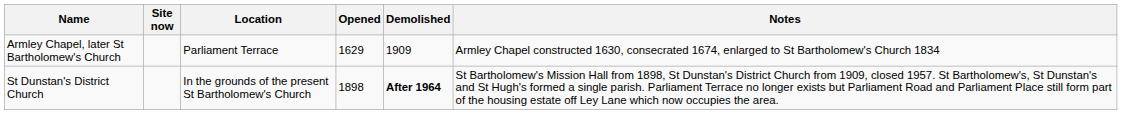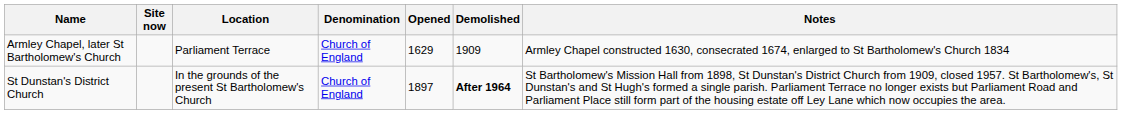+ column: (362, 19)
(351, 87) 1898 -> (421, 87) 1897
